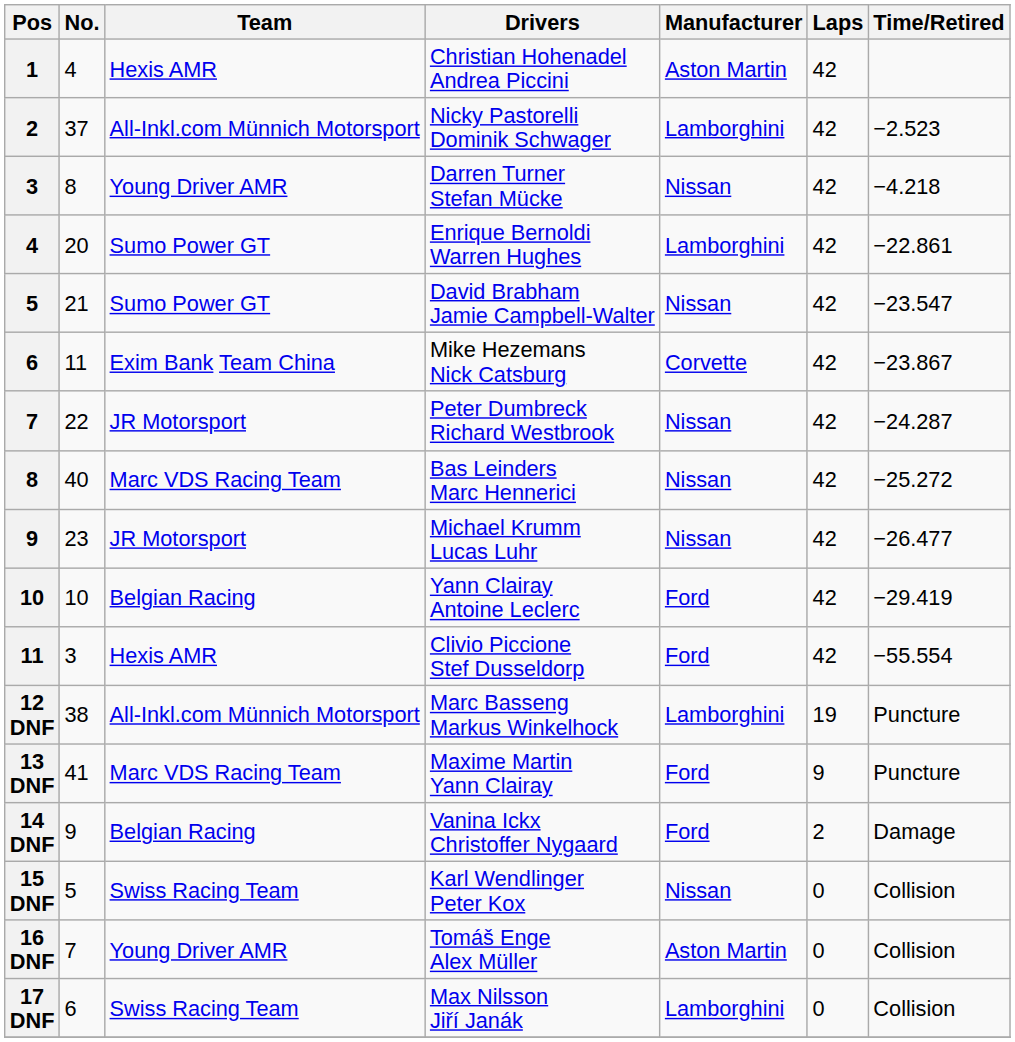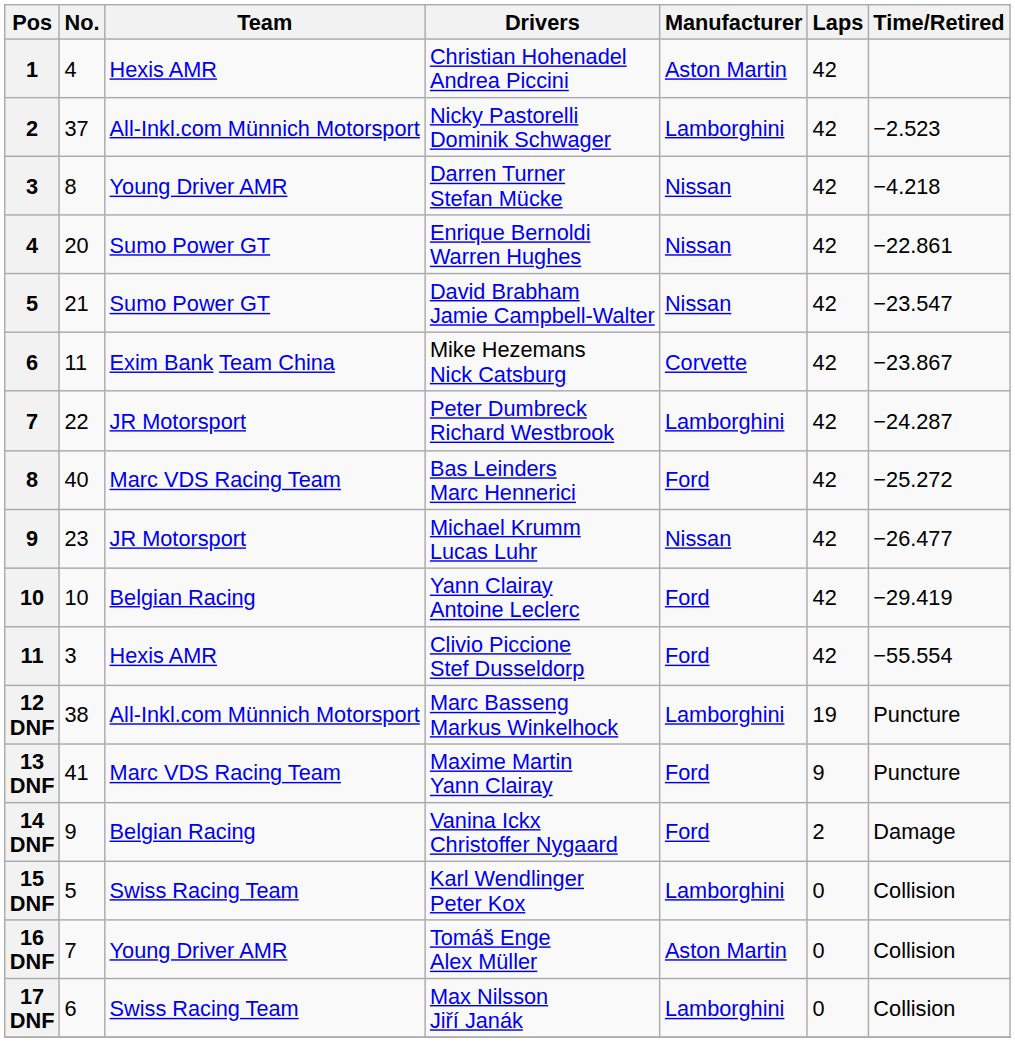(725, 245) Lamborghini -> (698, 245) Nissan
(698, 421) Nissan -> (725, 421) Lamborghini
(698, 480) Nissan -> (687, 480) Ford
(698, 891) Nissan -> (725, 891) Lamborghini
